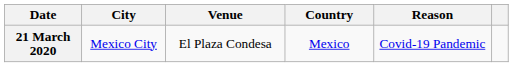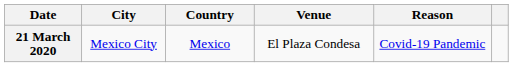columns swapped: (329, 15) <-> (225, 15)
